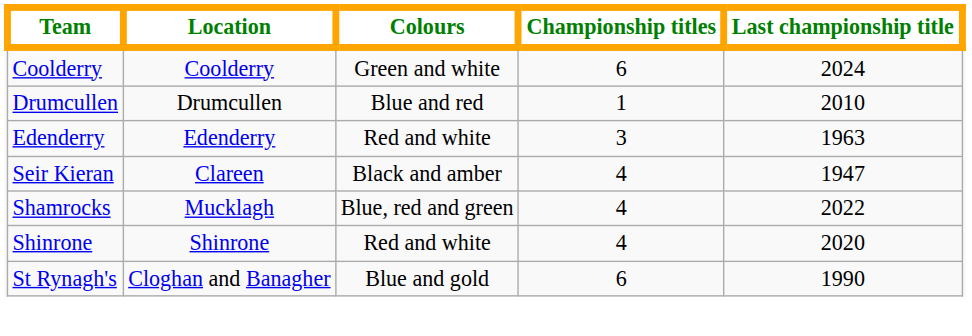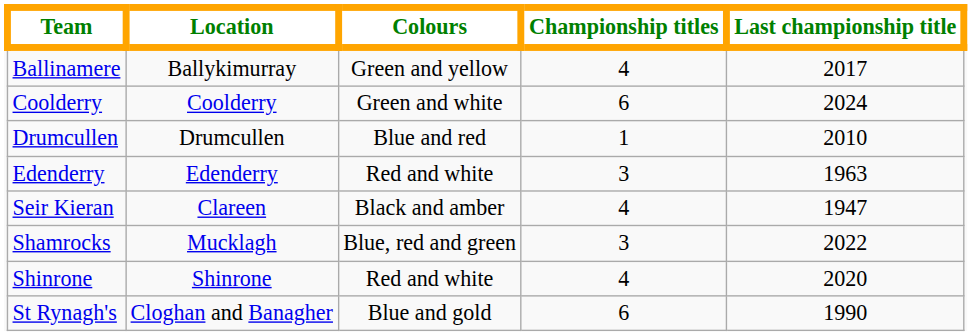+ row: (66, 68)
(621, 208) 4 -> (624, 243) 3
